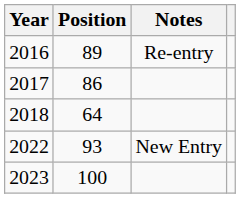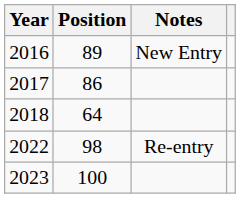(179, 51) Re-entry -> (179, 51) New Entry
(92, 146) 93 -> (92, 146) 98
(179, 146) New Entry -> (179, 146) Re-entry
